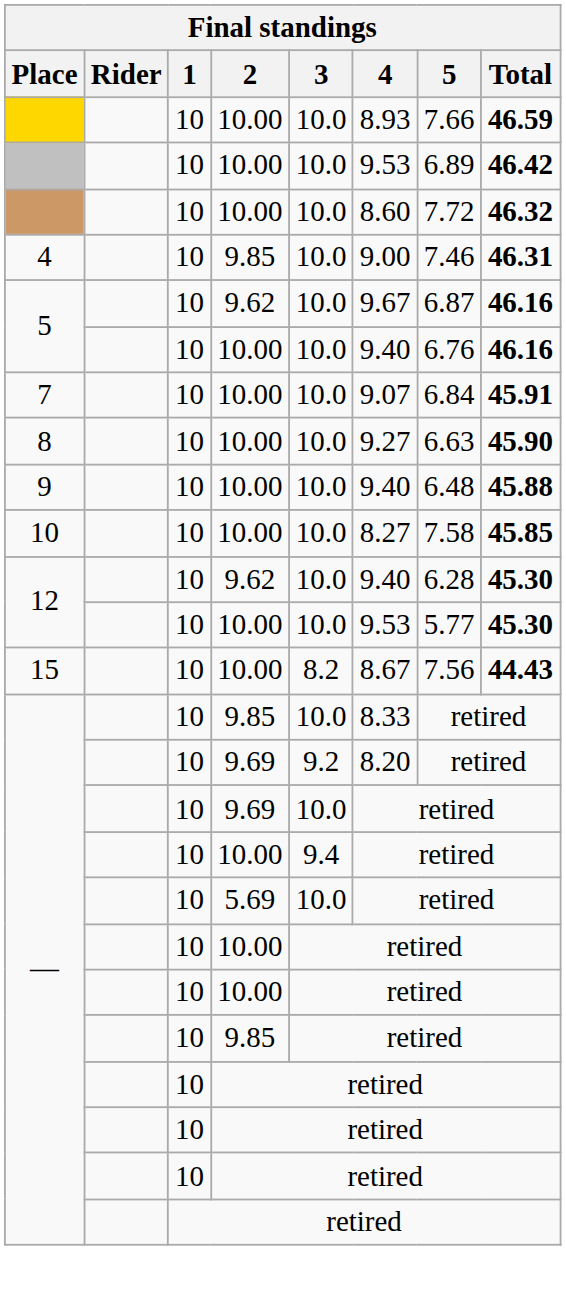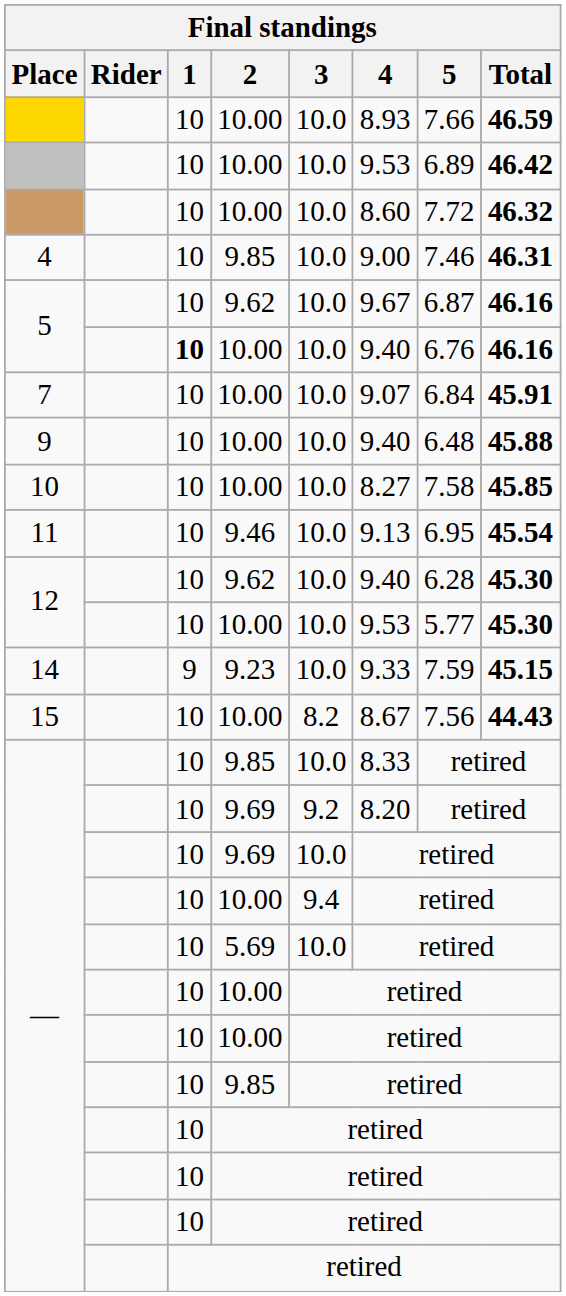(189, 348) normal -> (189, 348) bold
- row: (45, 440)
+ row: (45, 532)
+ row: (45, 670)
